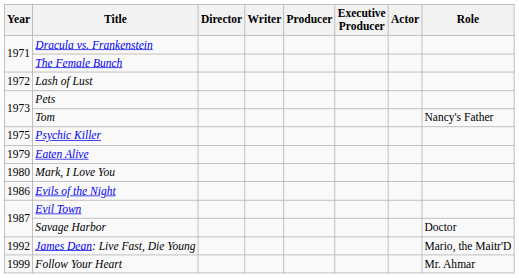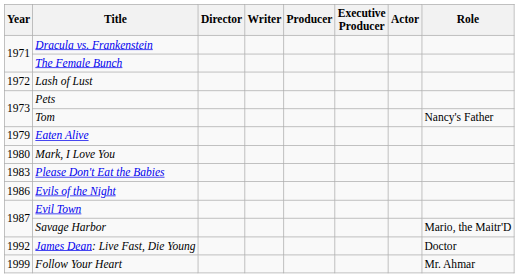- row: (68, 136)
+ row: (100, 172)
(440, 227) Doctor -> (468, 227) Mario, the Maitr'D
(468, 245) Mario, the Maitr'D -> (440, 245) Doctor
